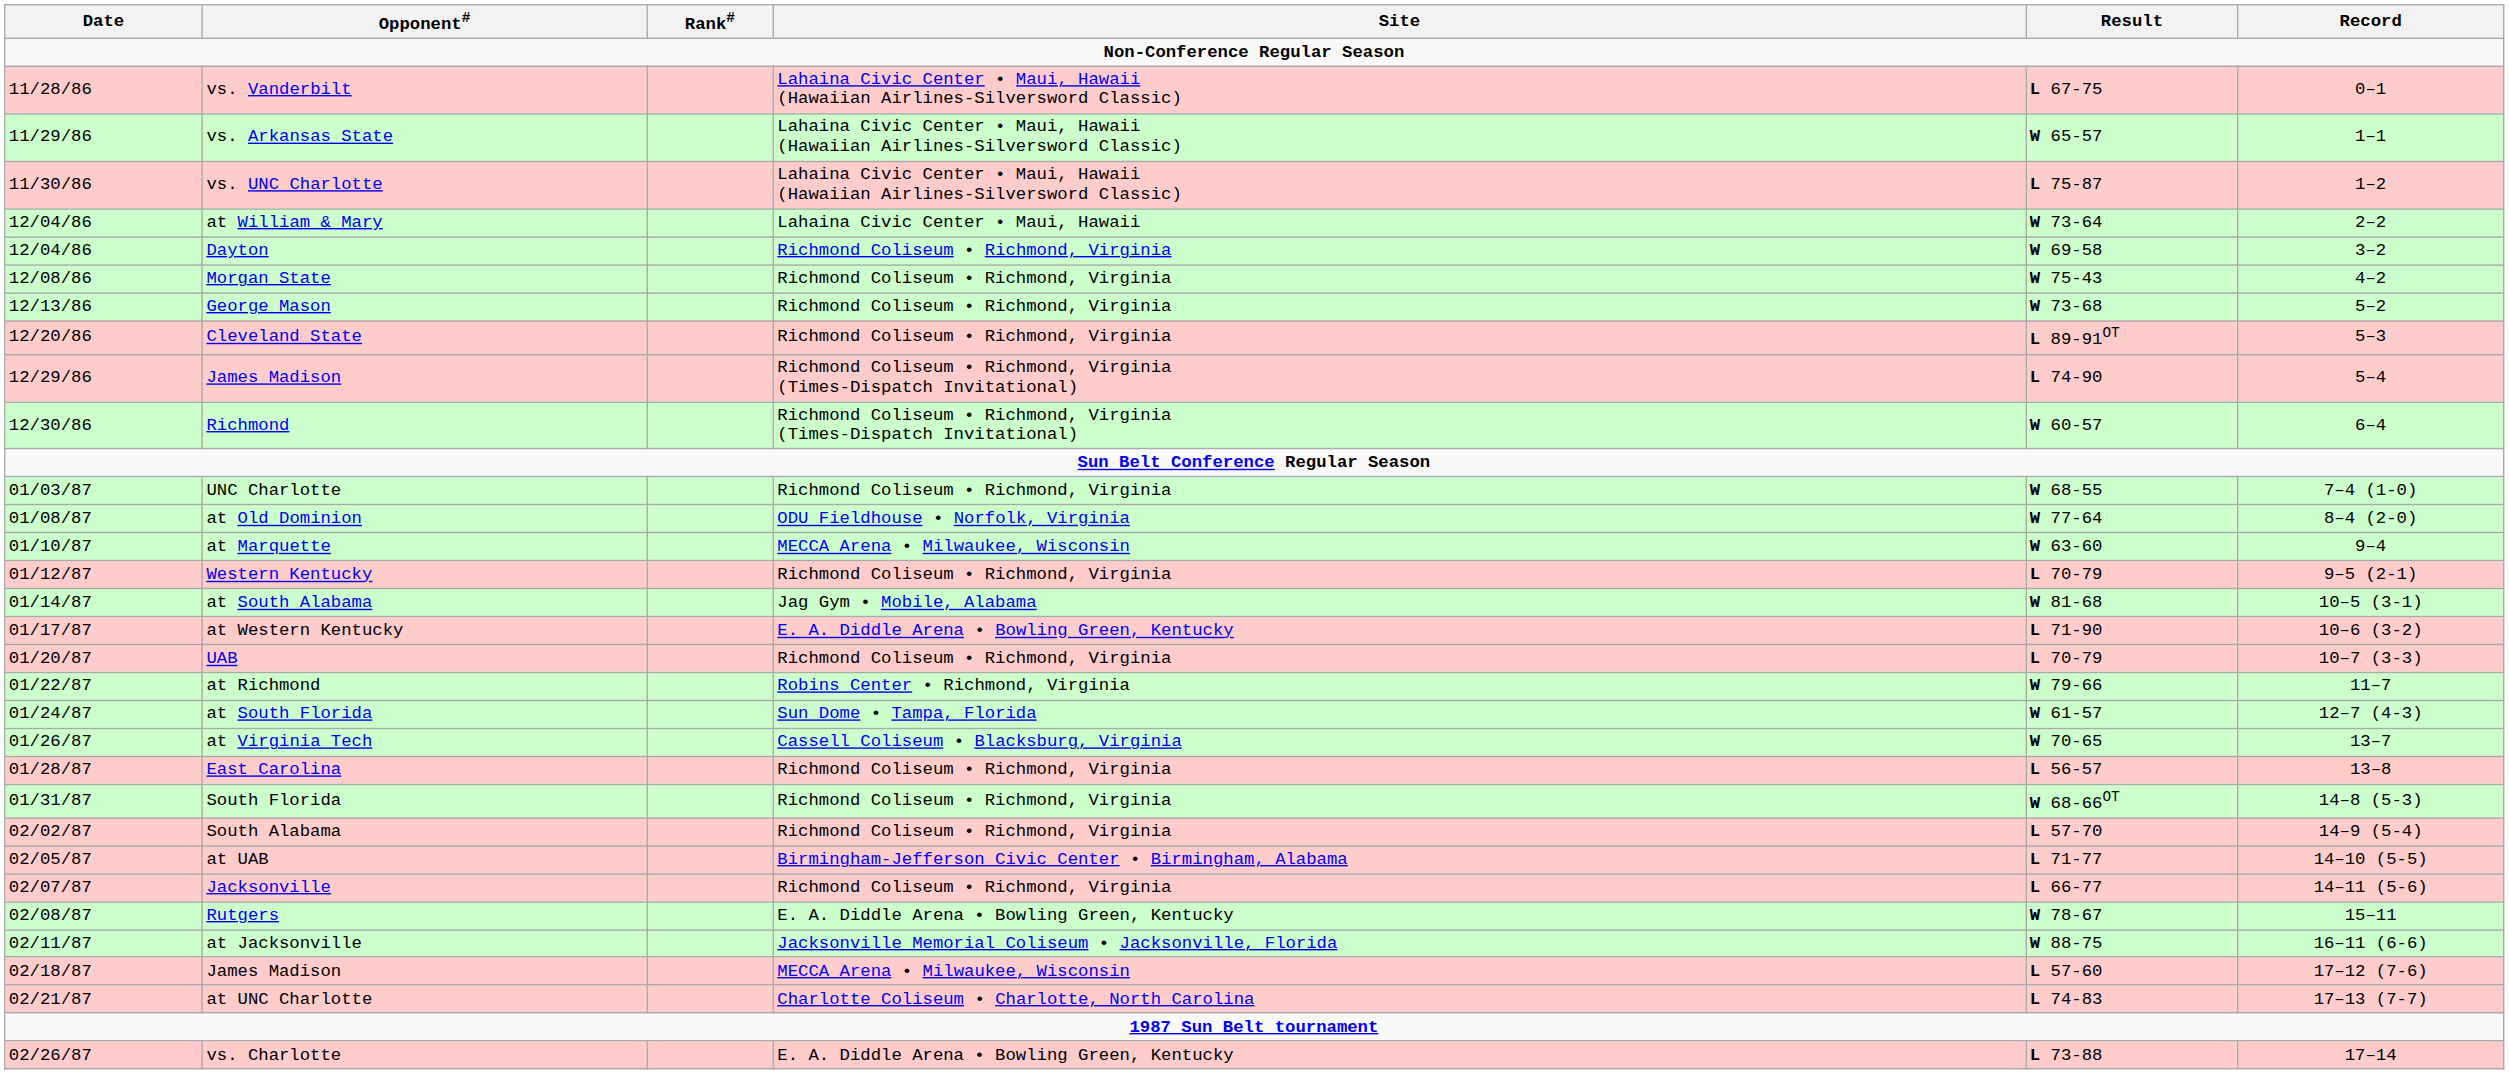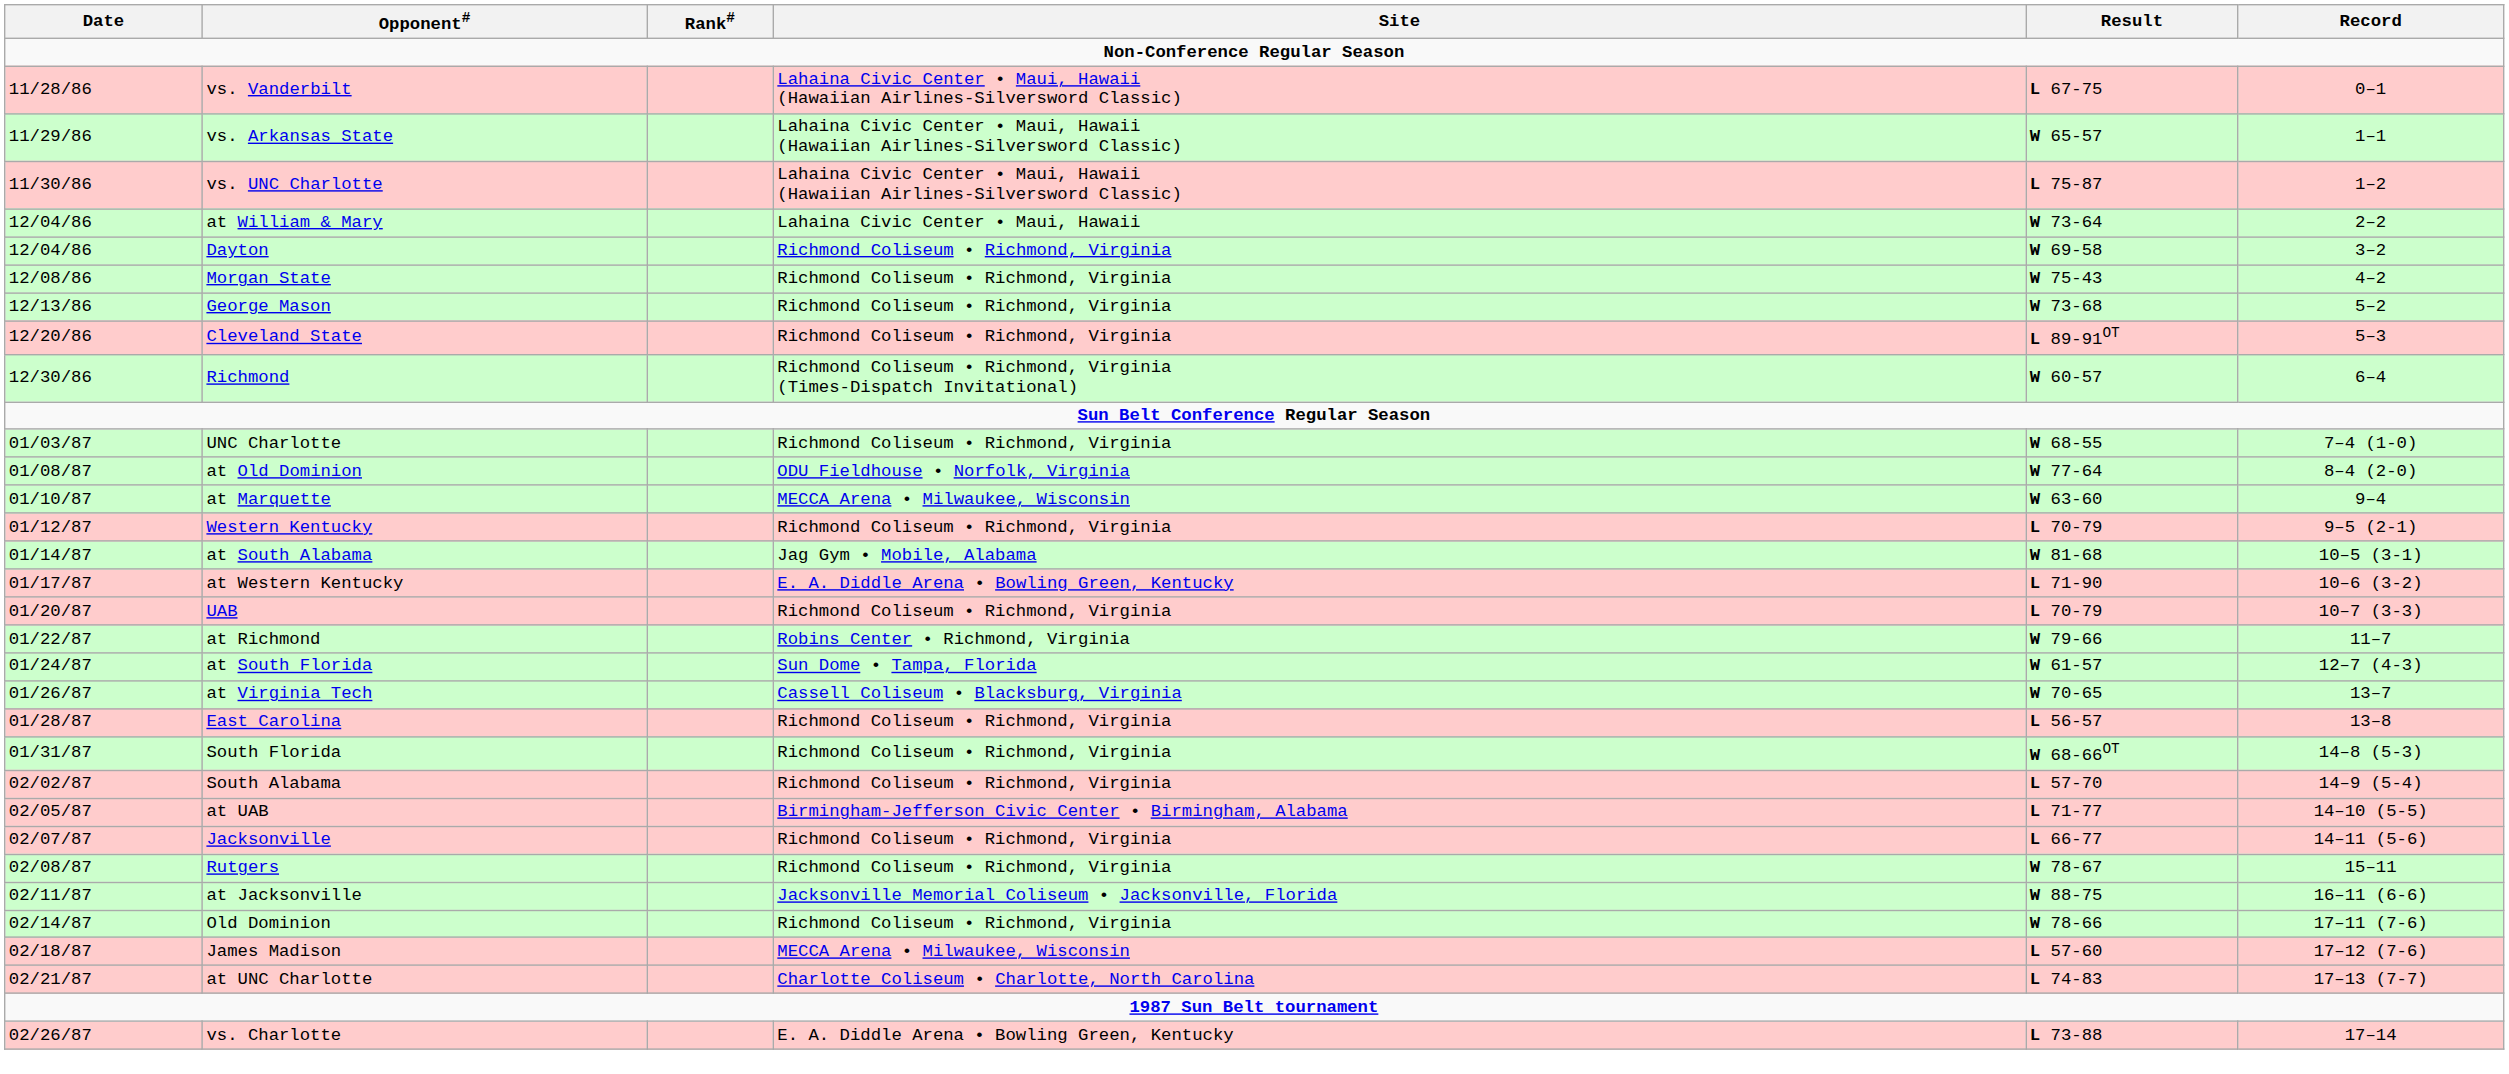- row: (50, 378)
(1005, 916) E. A. Diddle Arena • Bowling Green, Kentucky -> (974, 868) Richmond Coliseum • Richmond, Virginia
+ row: (50, 924)
